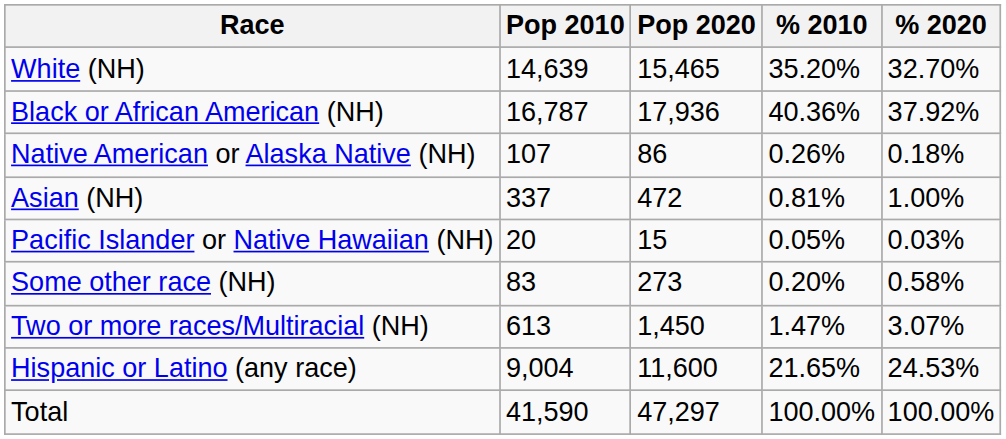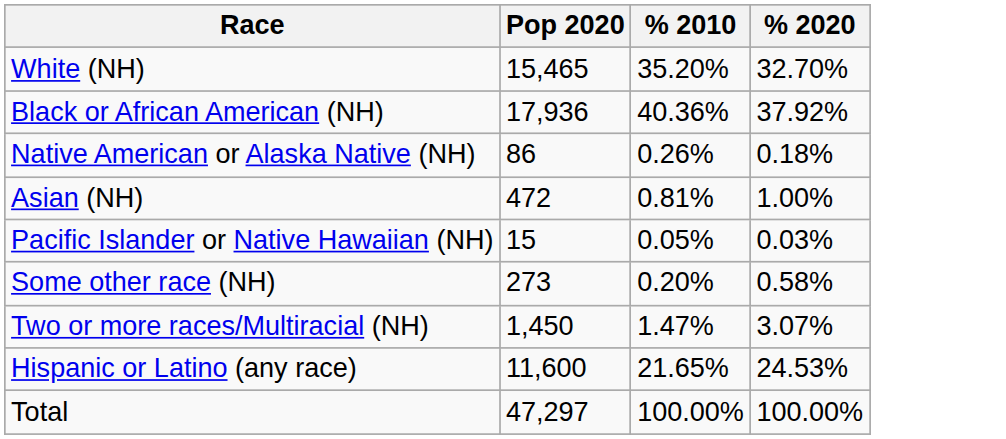- column: (565, 25)
